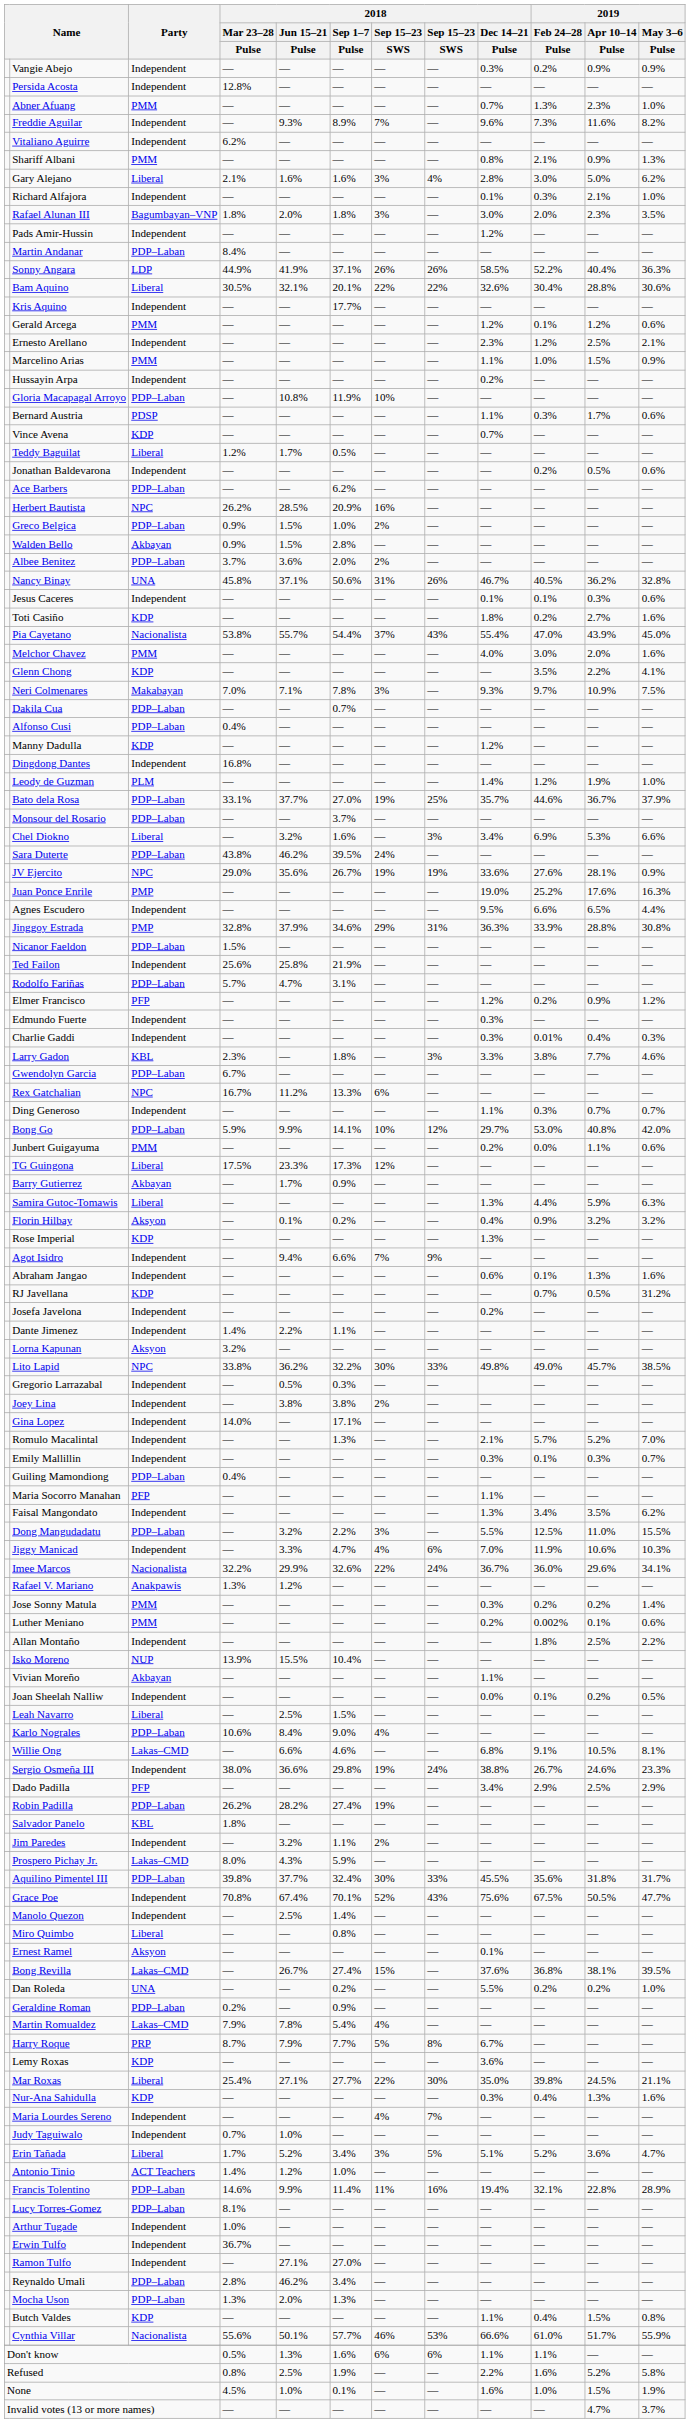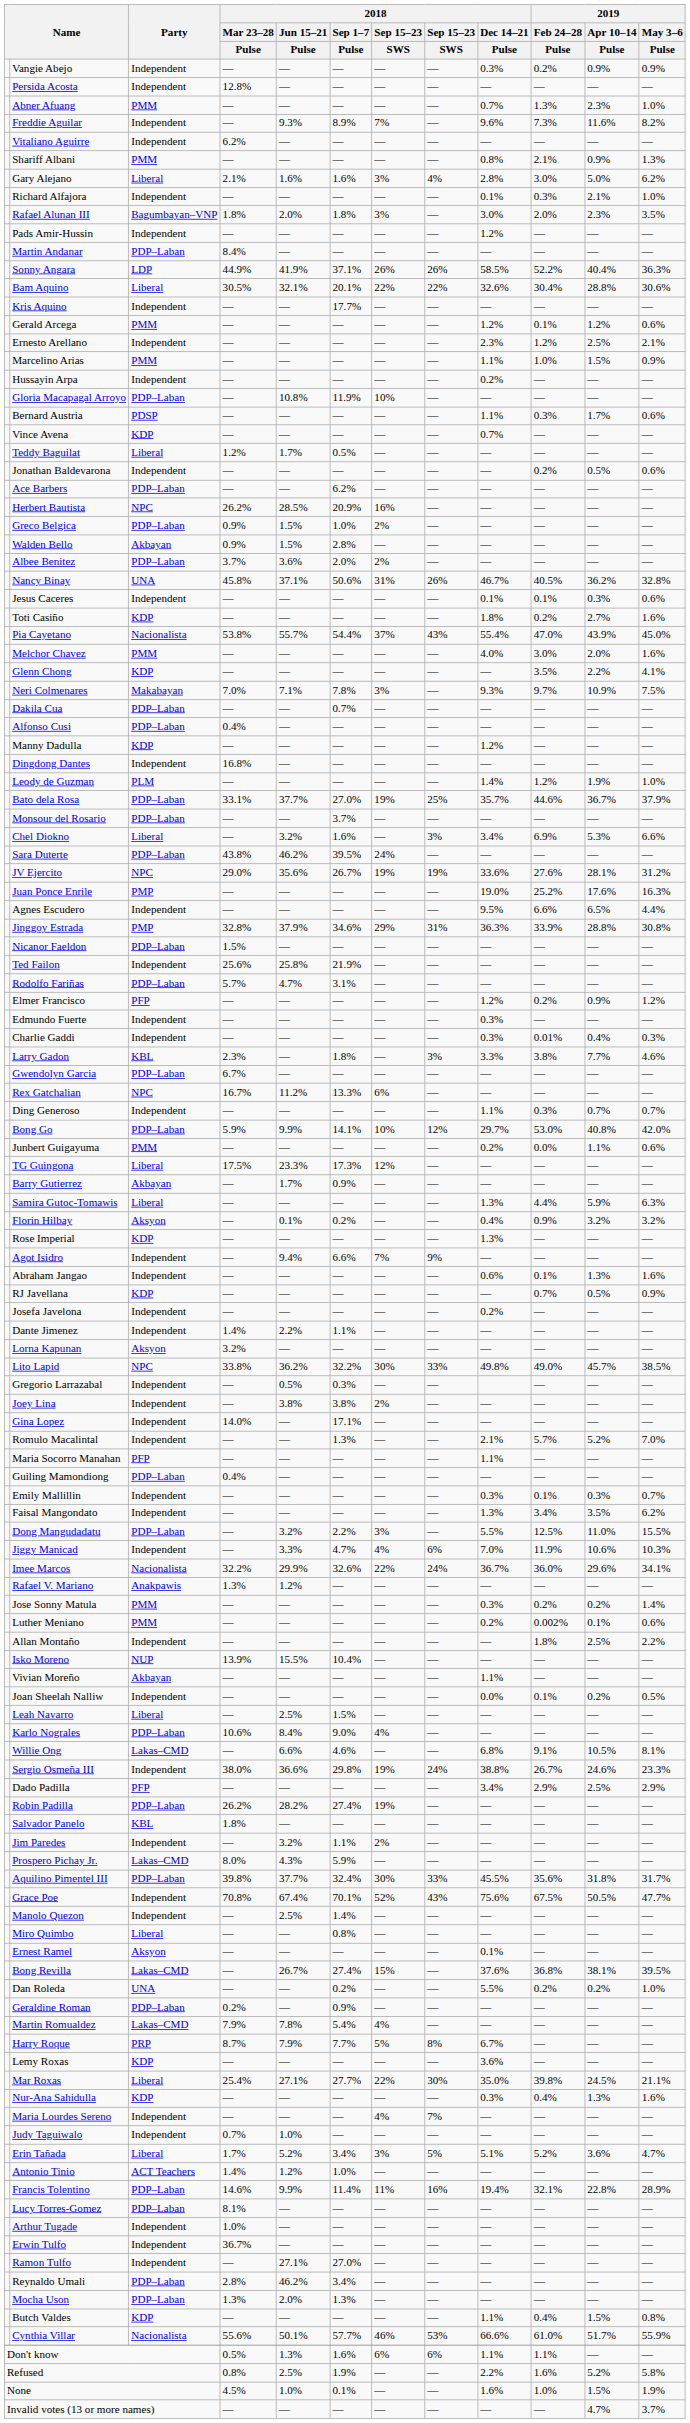(653, 873) 0.9% -> (656, 873) 31.2%
(656, 1294) 31.2% -> (653, 1294) 0.9%
rows swapped: (47, 1458) <-> (66, 1495)
